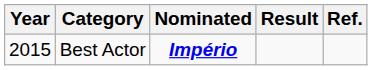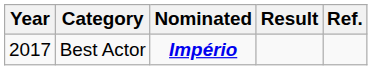(30, 49) 2015 -> (30, 49) 2017
